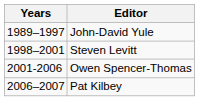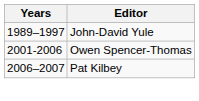- row: (103, 50)
